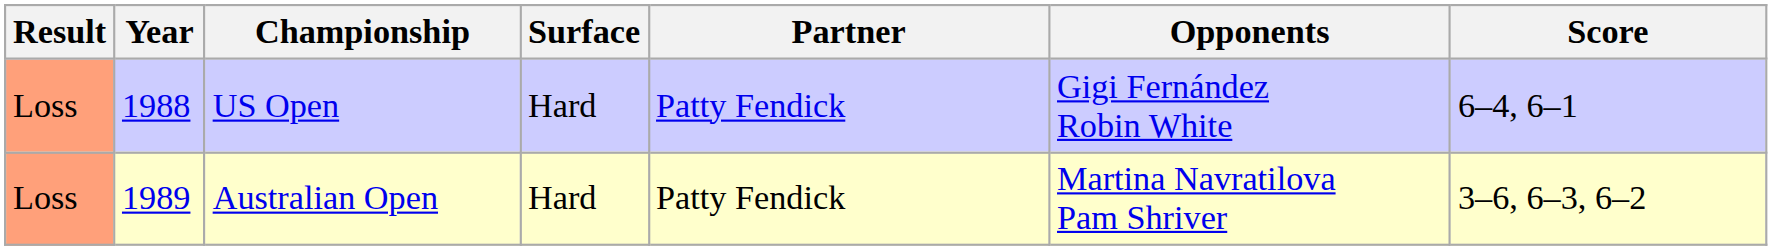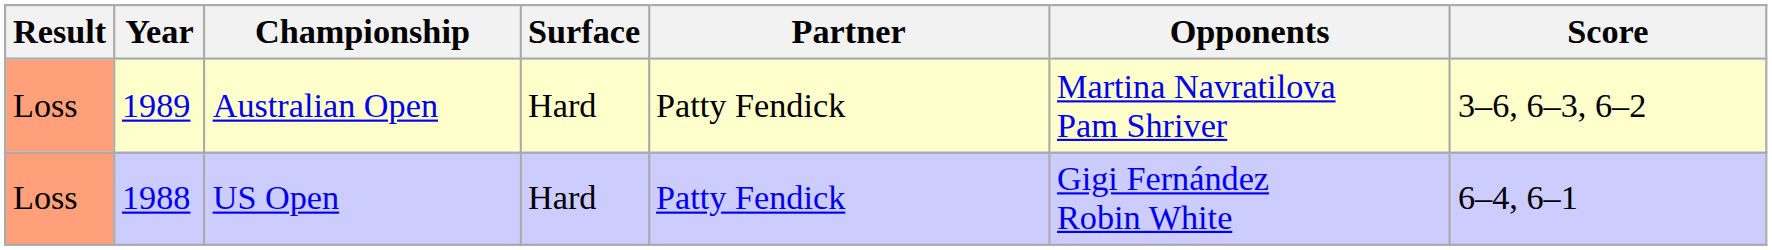rows swapped: (276, 105) <-> (325, 198)
